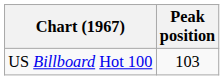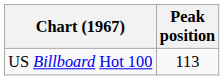(187, 61) 103 -> (187, 61) 113
